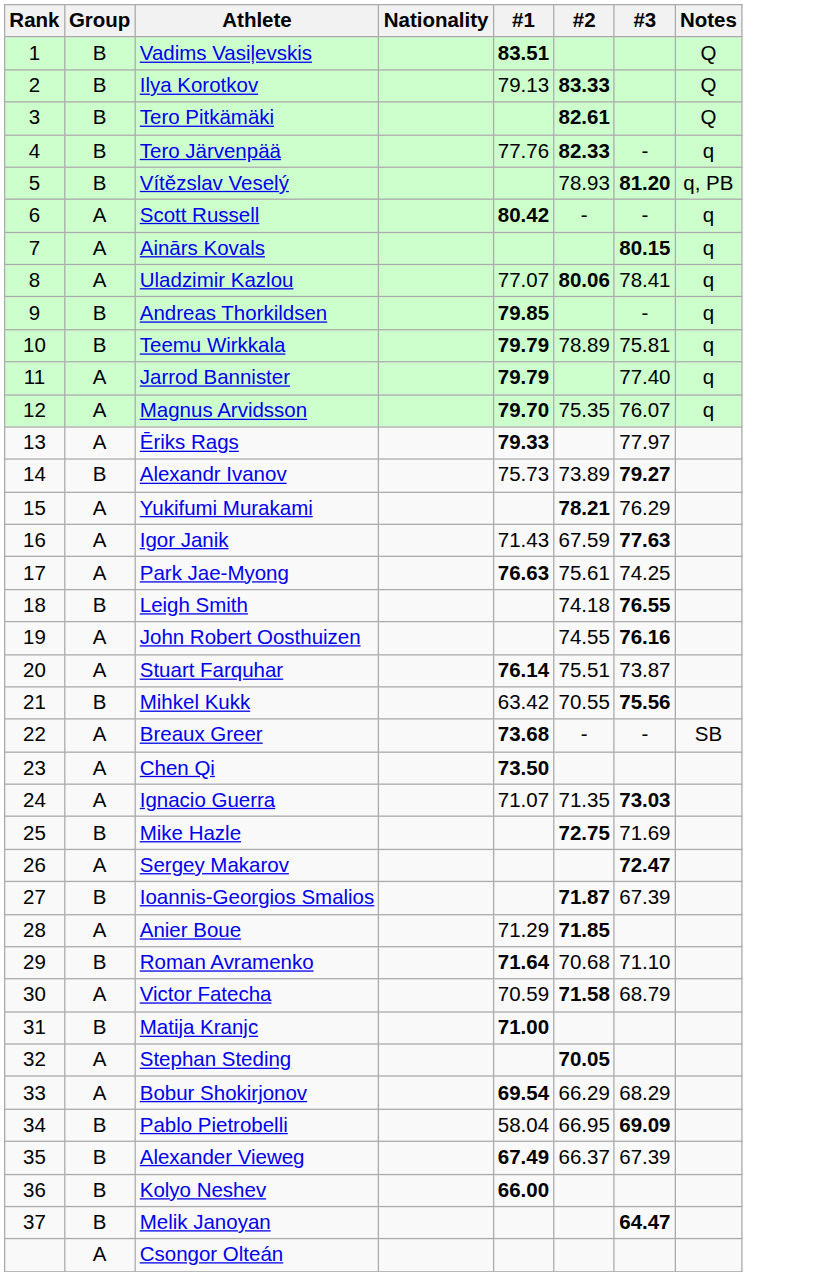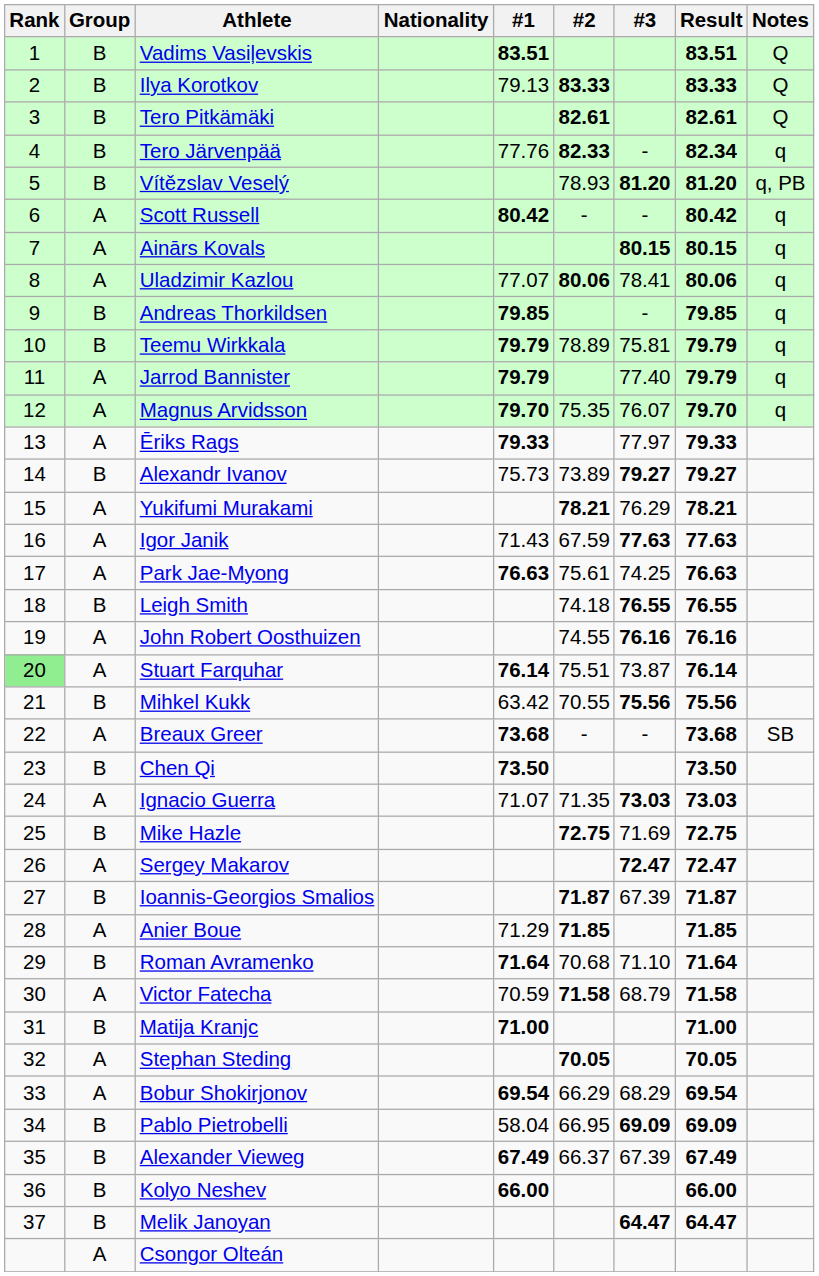+ column: (711, 20)
(34, 670) no background -> (34, 670) lightgreen background
(100, 767) A -> (100, 767) B
